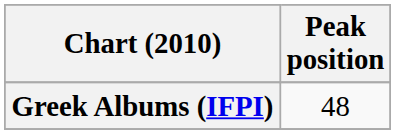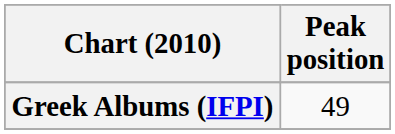(336, 105) 48 -> (336, 105) 49
